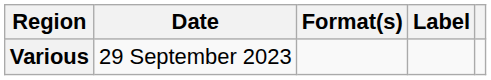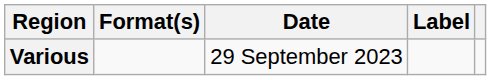columns swapped: (195, 21) <-> (352, 21)
